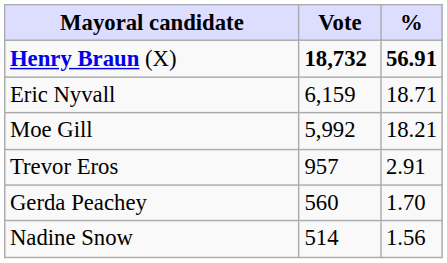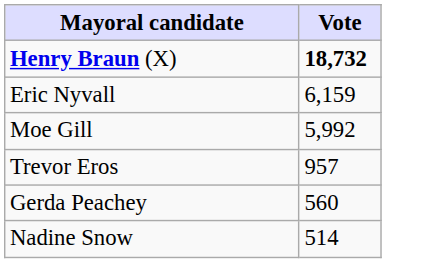- column: (411, 22)
